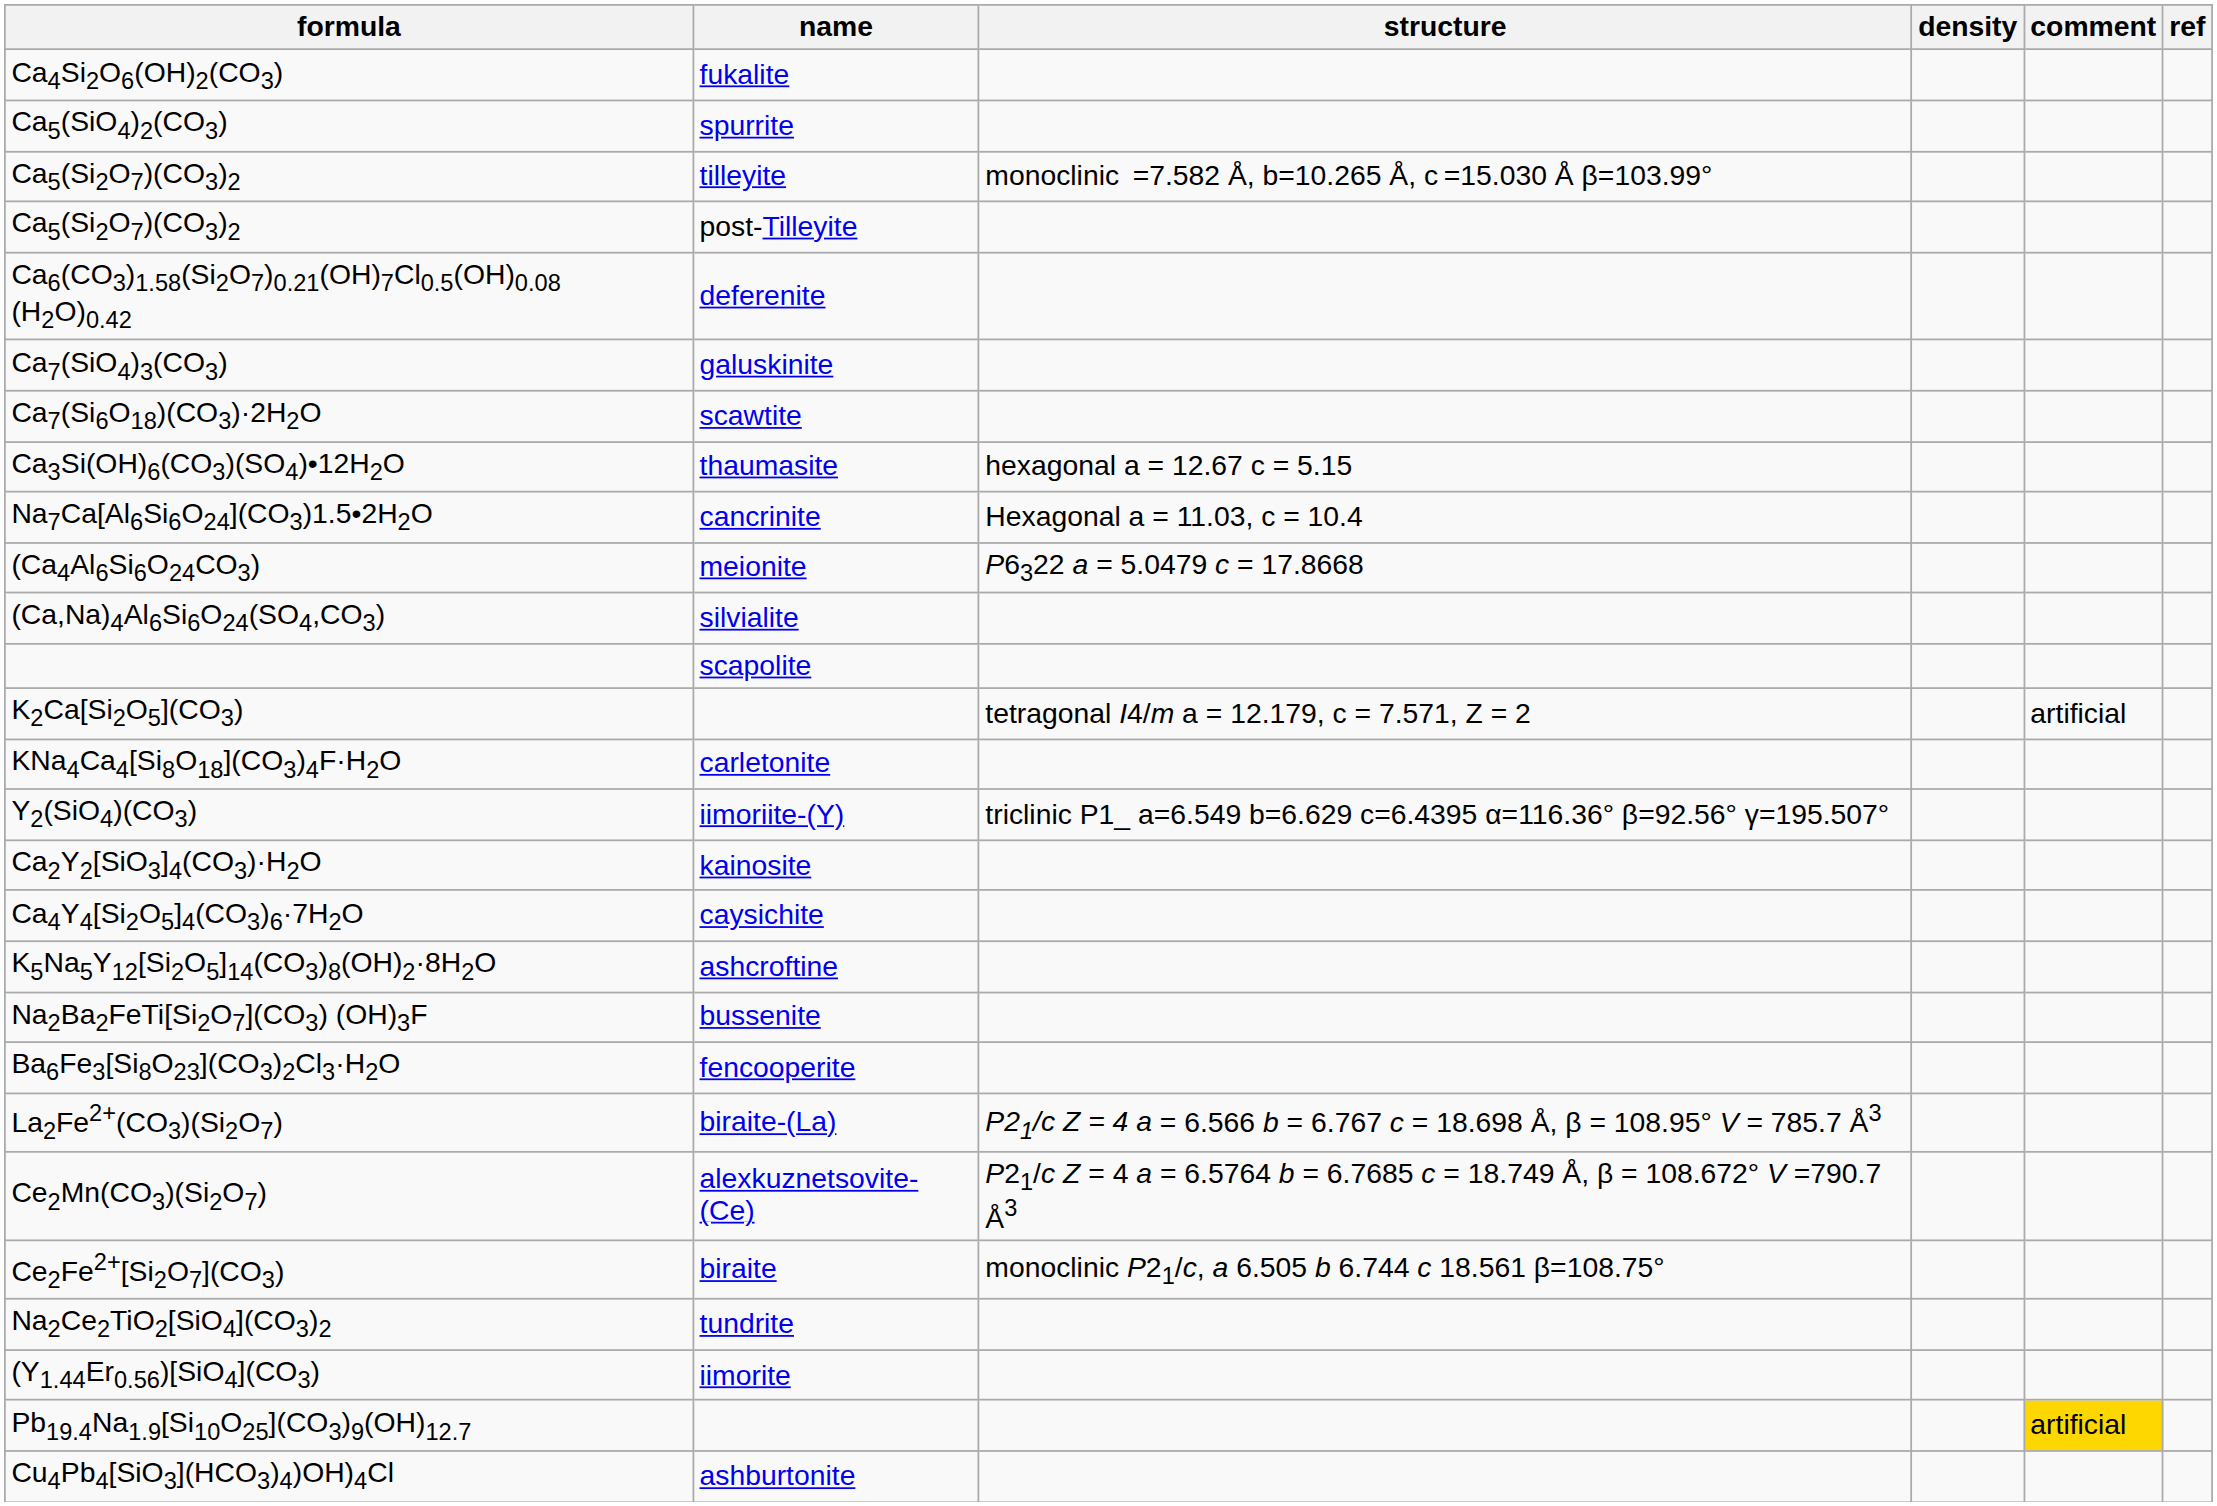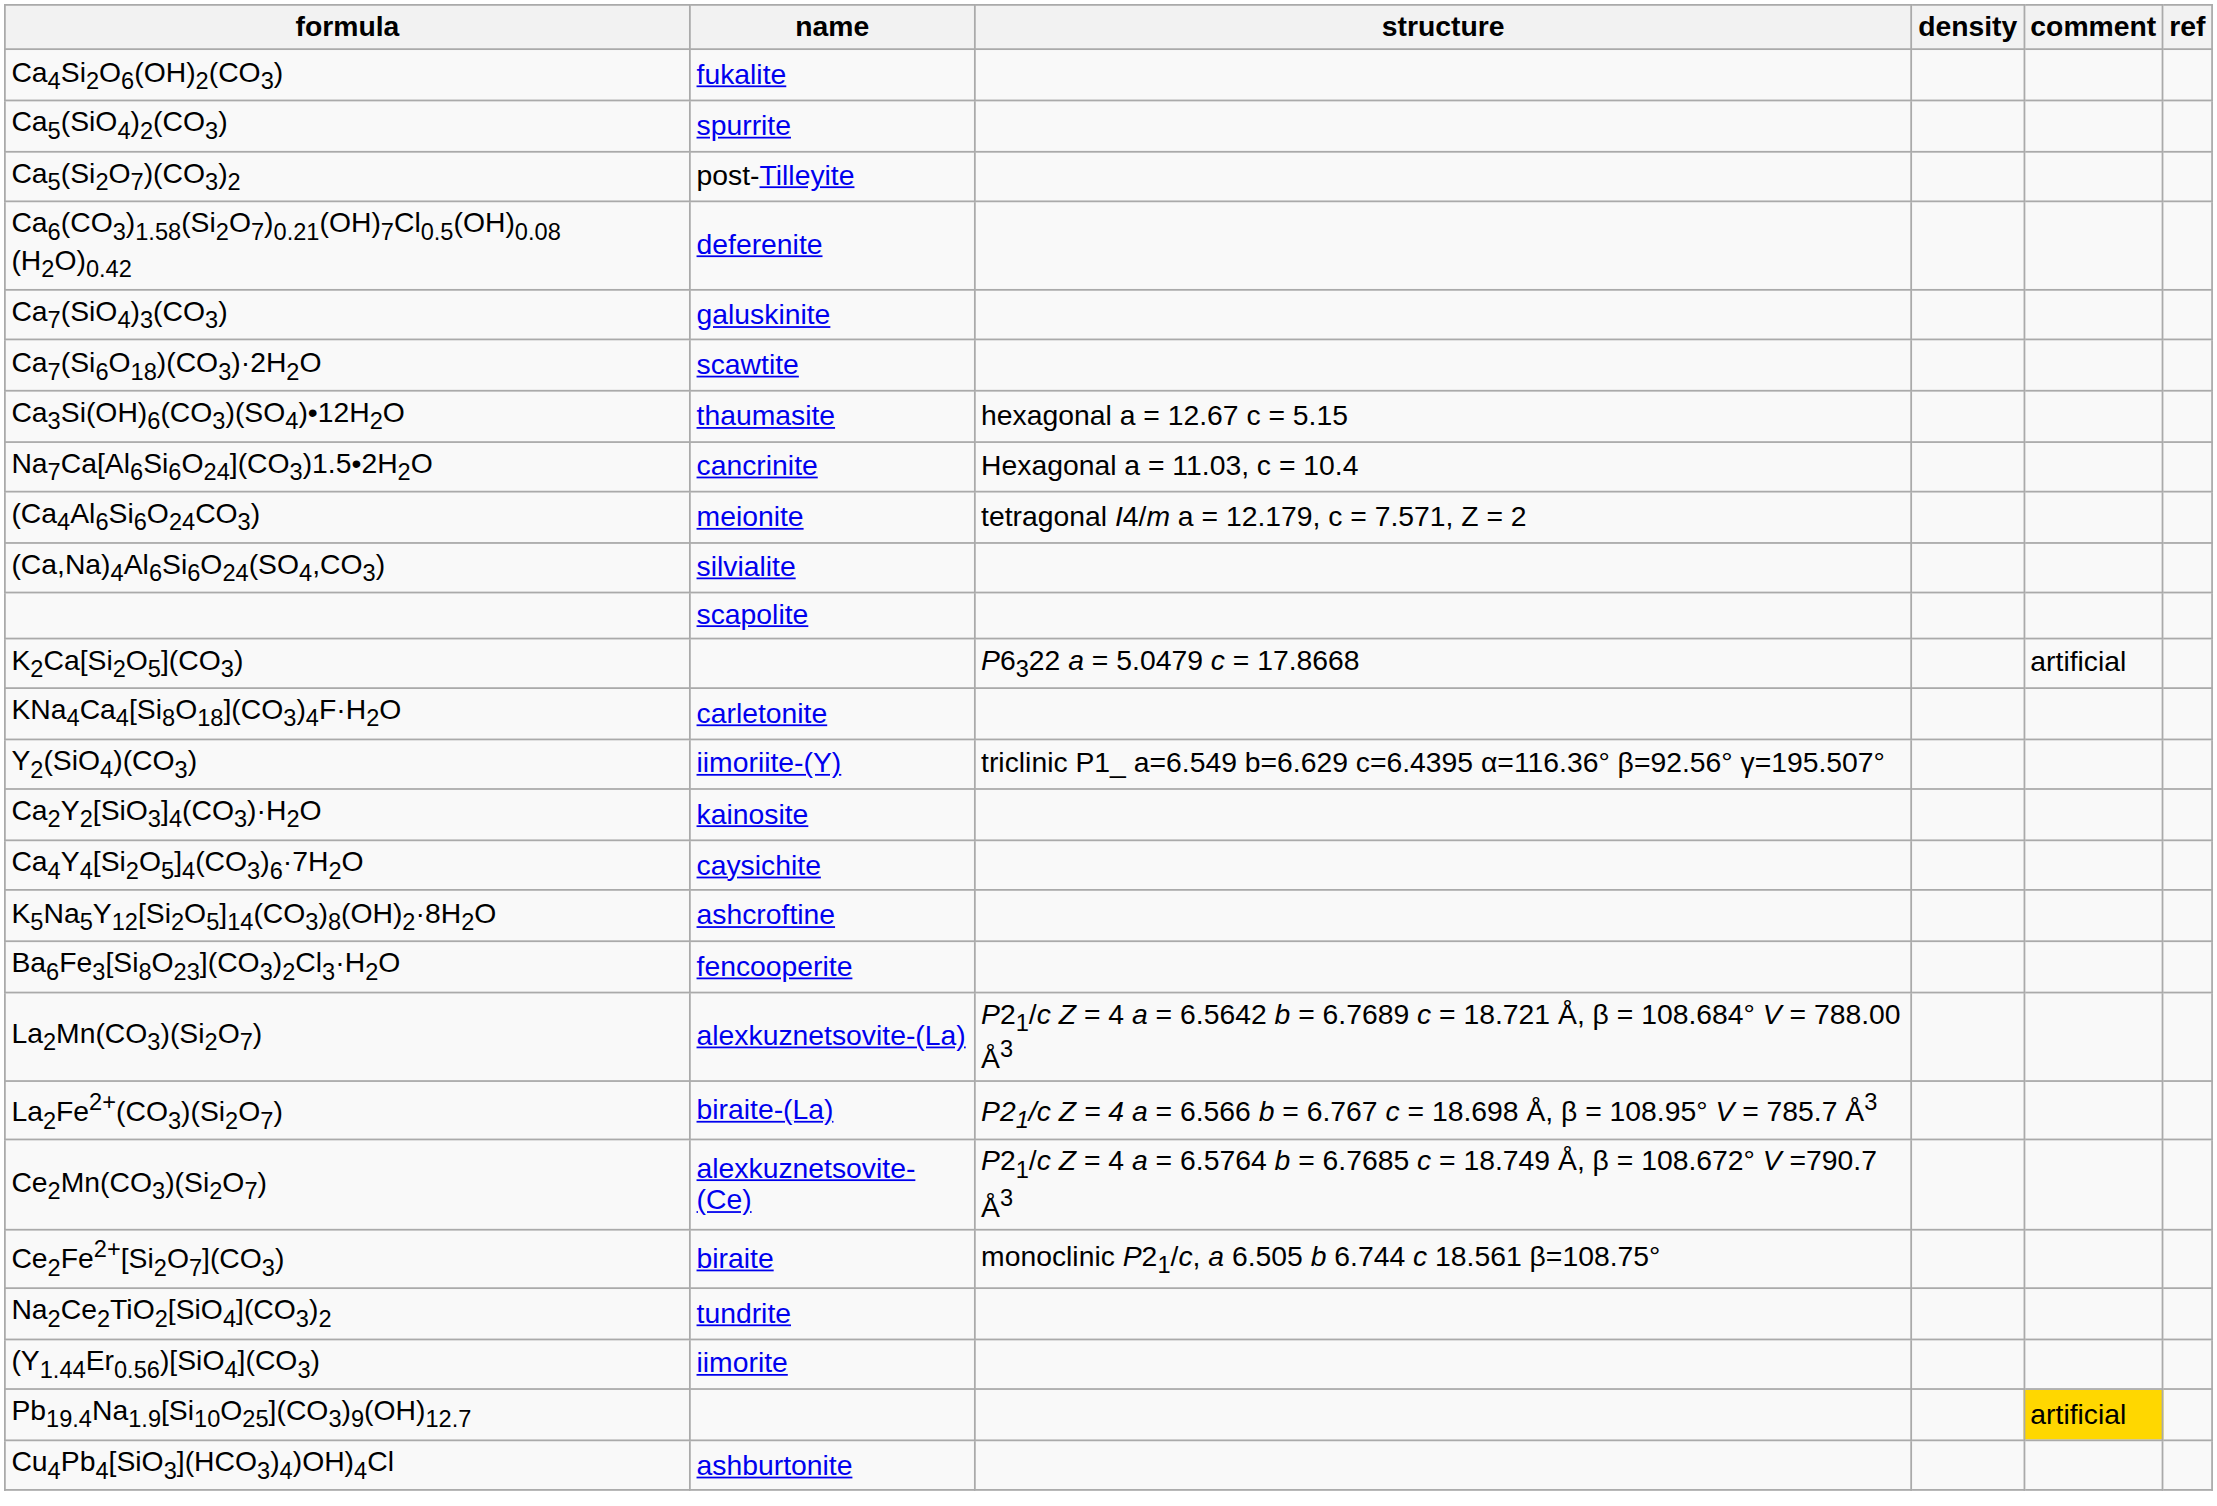- row: (126, 176)
(1175, 568) P6322 a = 5.0479 c = 17.8668 -> (1254, 516) tetragonal I4/m a = 12.179, c = 7.571, Z = 2
(1258, 713) tetragonal I4/m a = 12.179, c = 7.571, Z = 2 -> (1170, 663) P6322 a = 5.0479 c = 17.8668
- row: (219, 1017)
+ row: (137, 1037)
